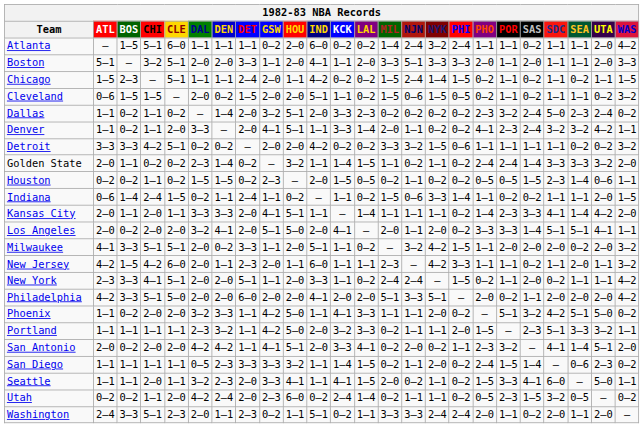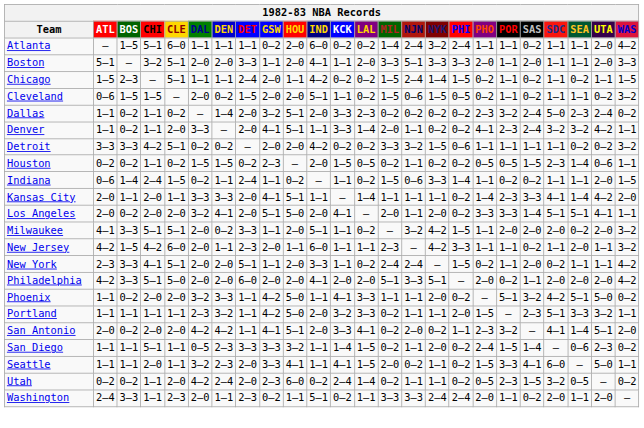- row: (44, 164)
(153, 365) 1–1 -> (153, 348) 5–1
(153, 415) 5–1 -> (153, 398) 1–1
